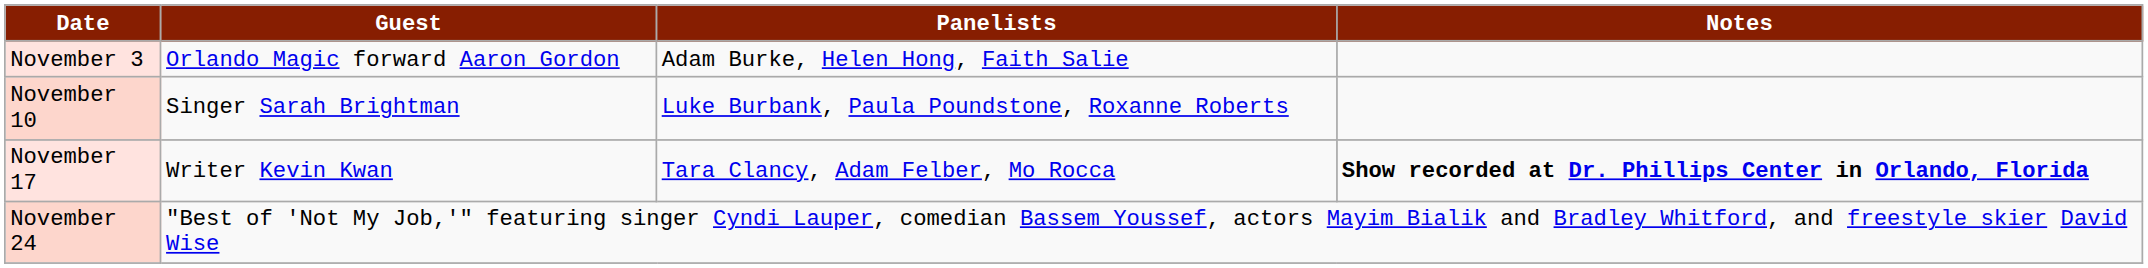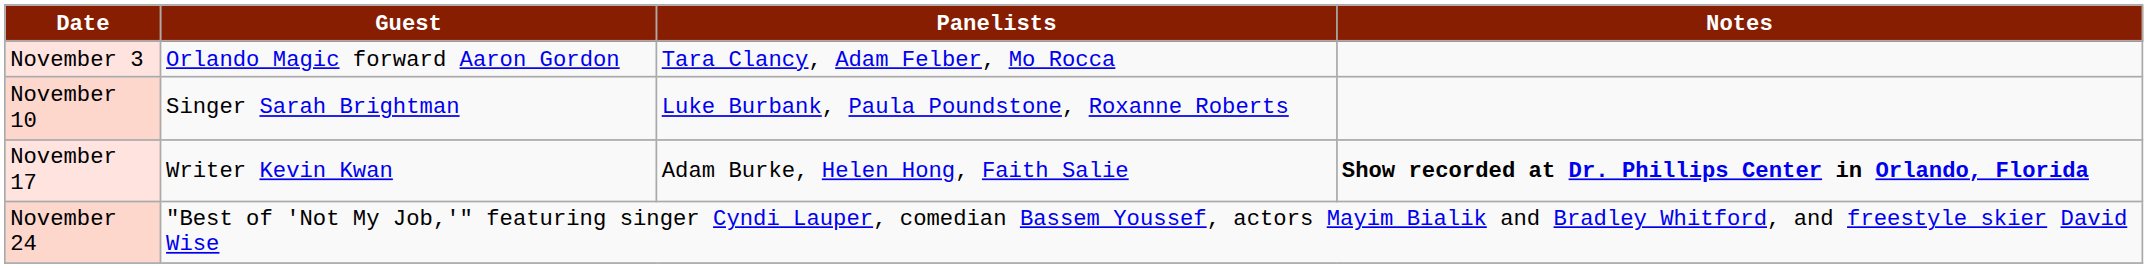(895, 59) Adam Burke, Helen Hong, Faith Salie -> (889, 59) Tara Clancy, Adam Felber, Mo Rocca
(889, 170) Tara Clancy, Adam Felber, Mo Rocca -> (895, 170) Adam Burke, Helen Hong, Faith Salie
